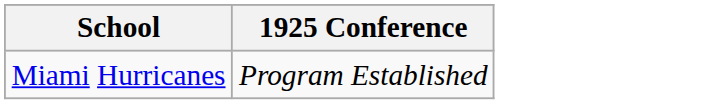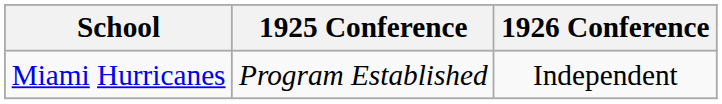+ column: (605, 27)
